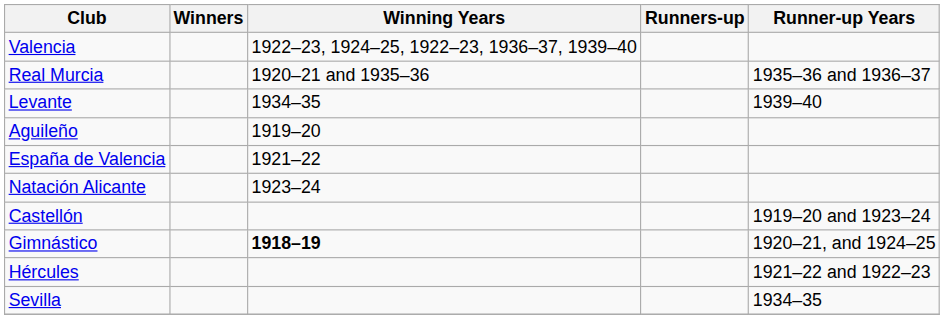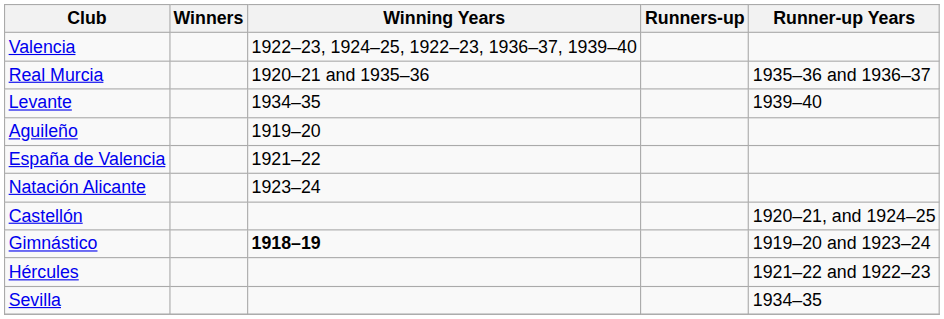(842, 215) 1919–20 and 1923–24 -> (844, 215) 1920–21, and 1924–25
(844, 243) 1920–21, and 1924–25 -> (842, 243) 1919–20 and 1923–24
